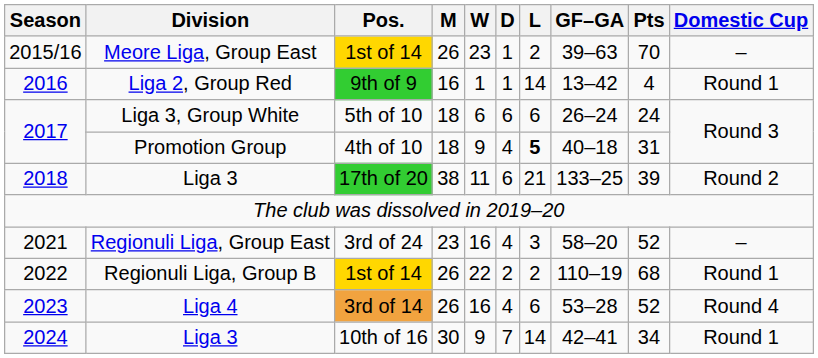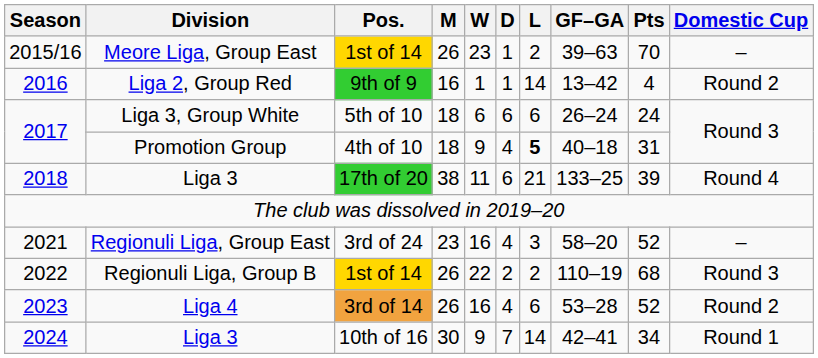(741, 83) Round 1 -> (741, 83) Round 2
(741, 178) Round 2 -> (741, 178) Round 4
(741, 274) Round 1 -> (741, 274) Round 3
(741, 305) Round 4 -> (741, 305) Round 2
